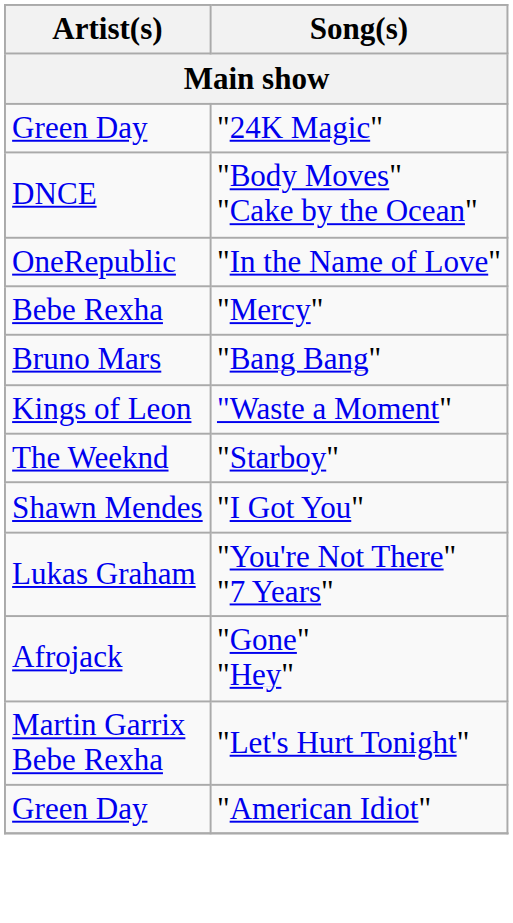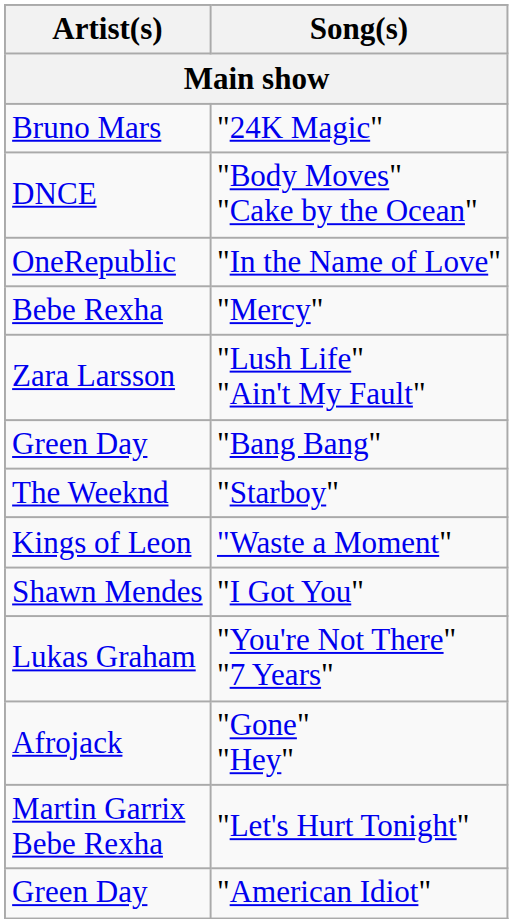(80, 127) Green Day -> (87, 127) Bruno Mars
+ row: (321, 376)
(87, 359) Bruno Mars -> (80, 443) Green Day
rows swapped: (278, 457) <-> (334, 408)
